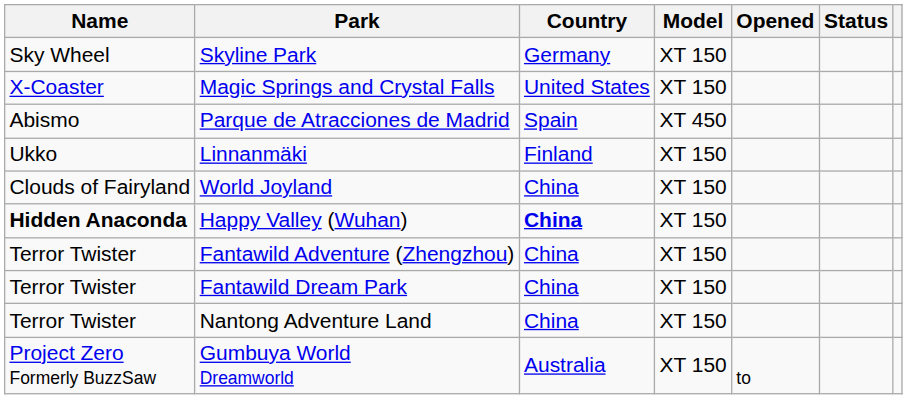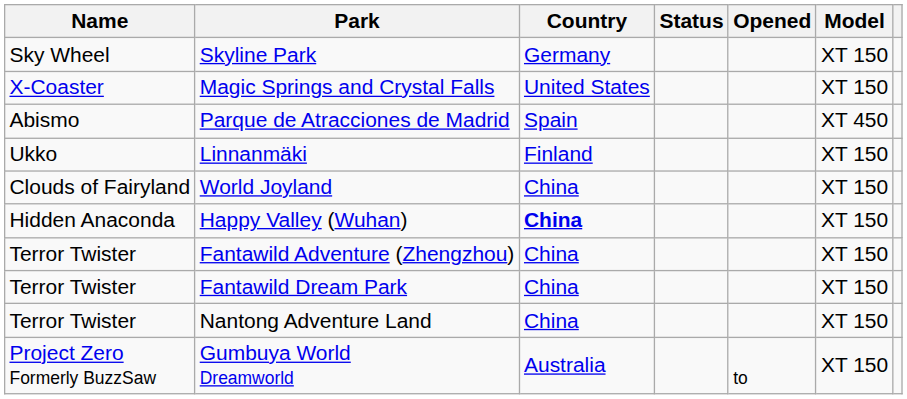columns swapped: (693, 21) <-> (856, 21)
(98, 220) bold -> (92, 220) normal
